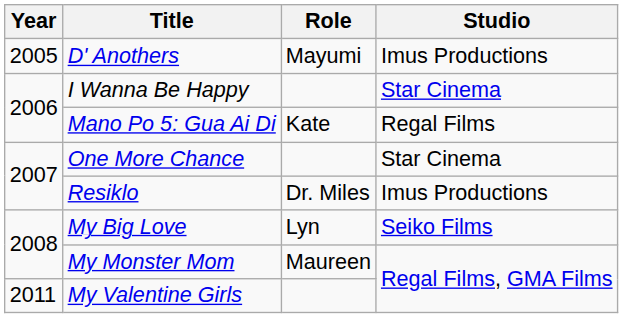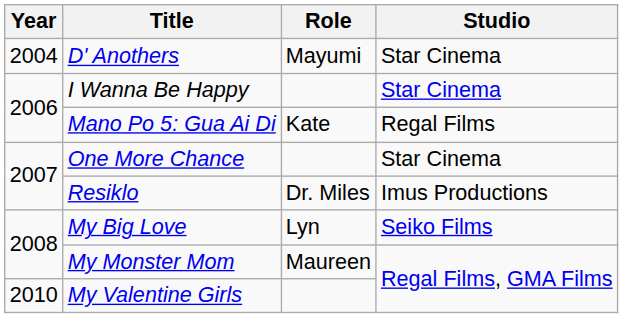(34, 55) 2005 -> (34, 55) 2004
(464, 55) Imus Productions -> (441, 55) Star Cinema
(33, 295) 2011 -> (34, 295) 2010
